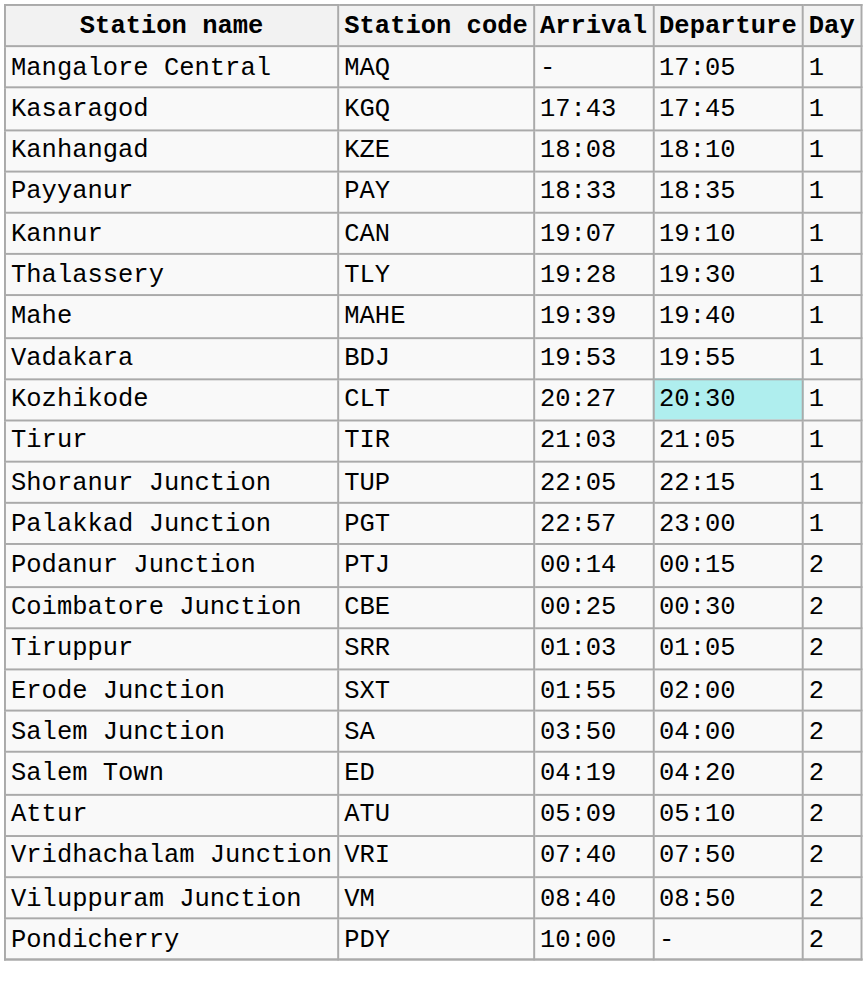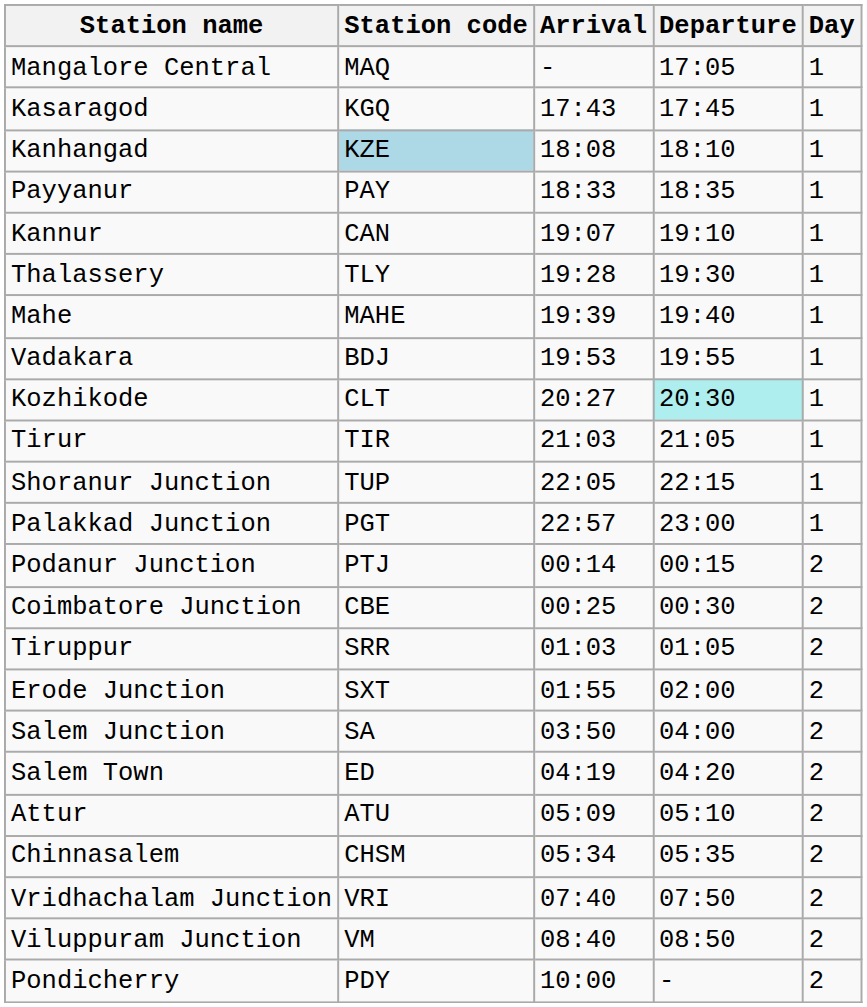(367, 150) no background -> (367, 150) lightblue background
+ row: (95, 856)
